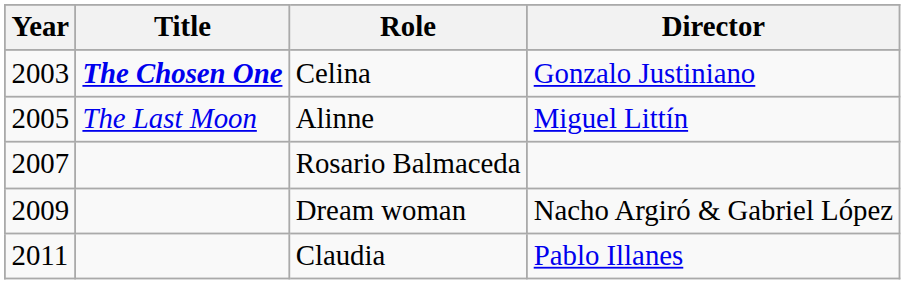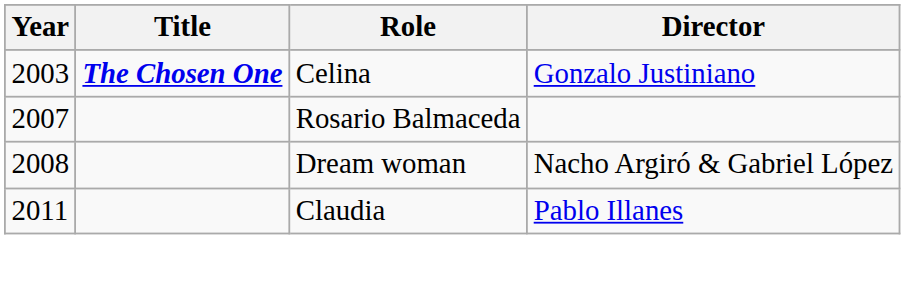- row: (335, 118)
(40, 210) 2009 -> (40, 164) 2008
